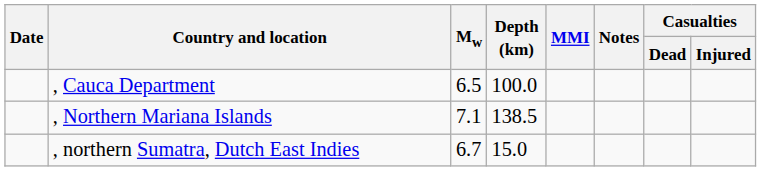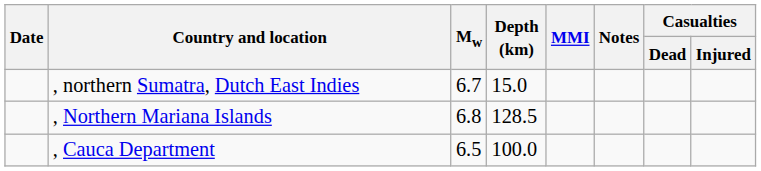rows swapped: (134, 85) <-> (206, 149)
(469, 117) 7.1 -> (469, 117) 6.8
(514, 117) 138.5 -> (514, 117) 128.5
